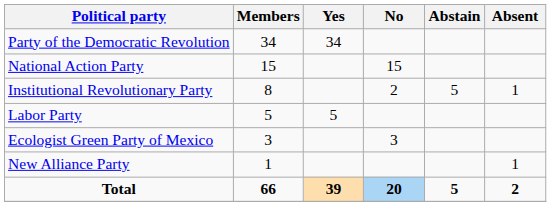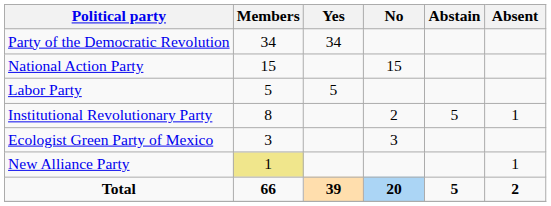rows swapped: (110, 90) <-> (45, 115)
(268, 164) no background -> (268, 164) khaki background
